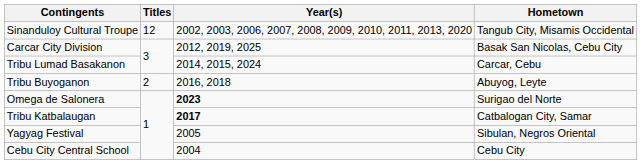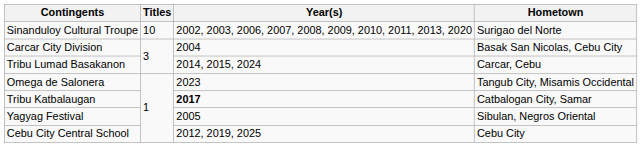(149, 30) 12 -> (149, 30) 10
(556, 30) Tangub City, Misamis Occidental -> (519, 30) Surigao del Norte
(219, 47) 2012, 2019, 2025 -> (188, 47) 2004
- row: (48, 82)
(188, 99) bold -> (188, 82) normal
(519, 99) Surigao del Norte -> (556, 82) Tangub City, Misamis Occidental
(188, 151) 2004 -> (219, 133) 2012, 2019, 2025
